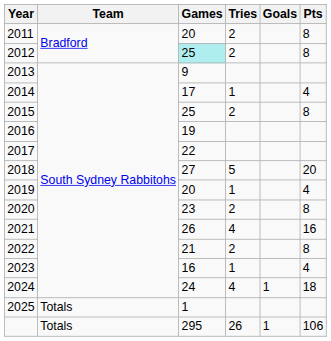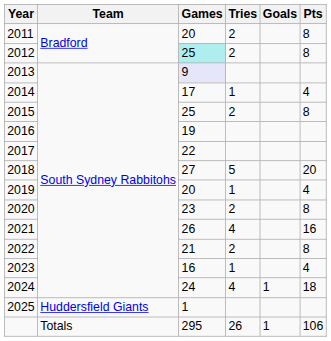(185, 72) no background -> (185, 72) lavender background
(56, 307) Totals -> (94, 307) Huddersfield Giants
